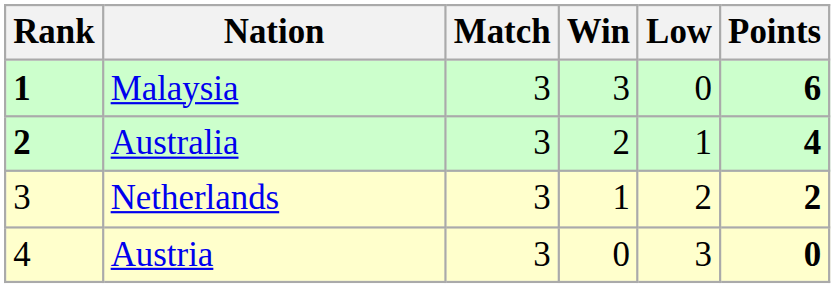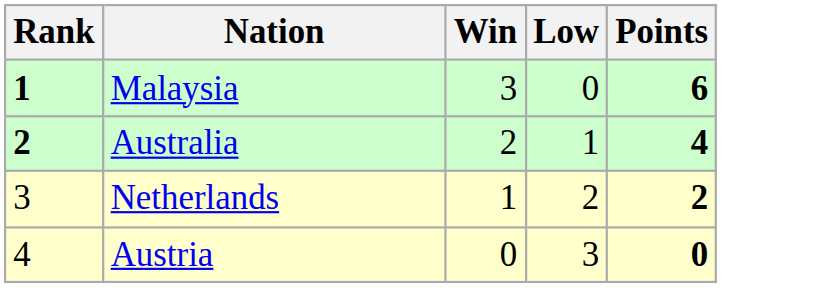- column: (502, 32)
